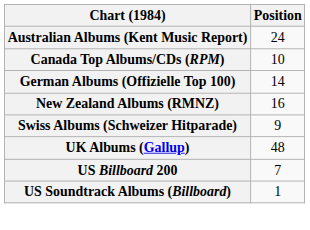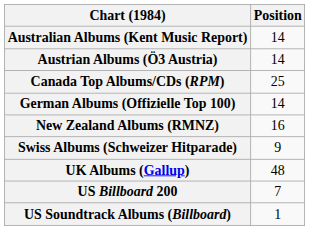(278, 37) 24 -> (278, 37) 14
+ row: (128, 59)
(278, 59) 10 -> (278, 81) 25
